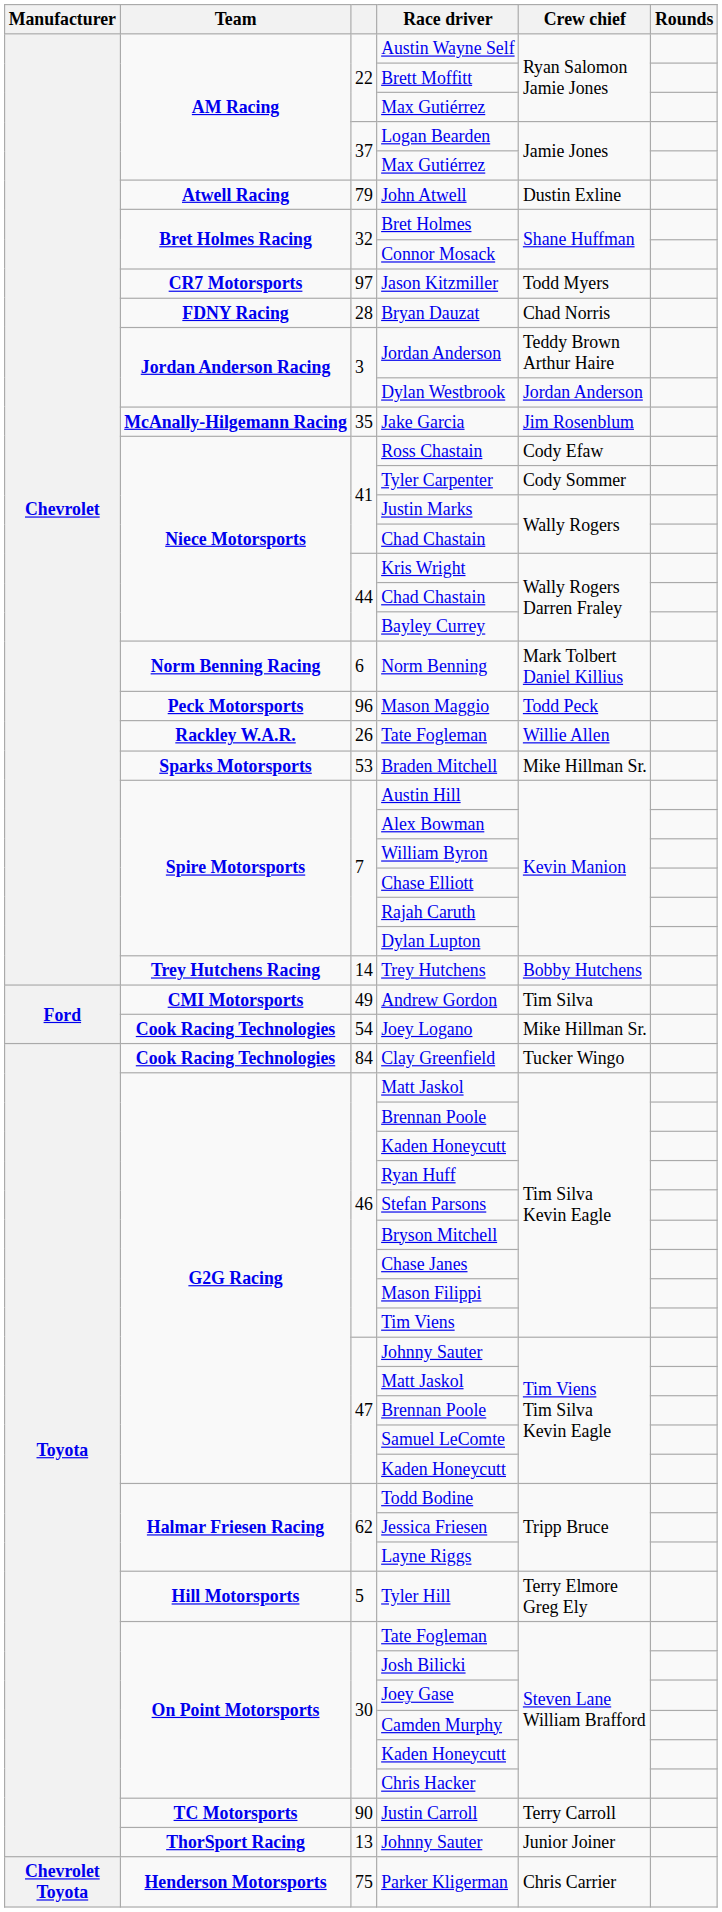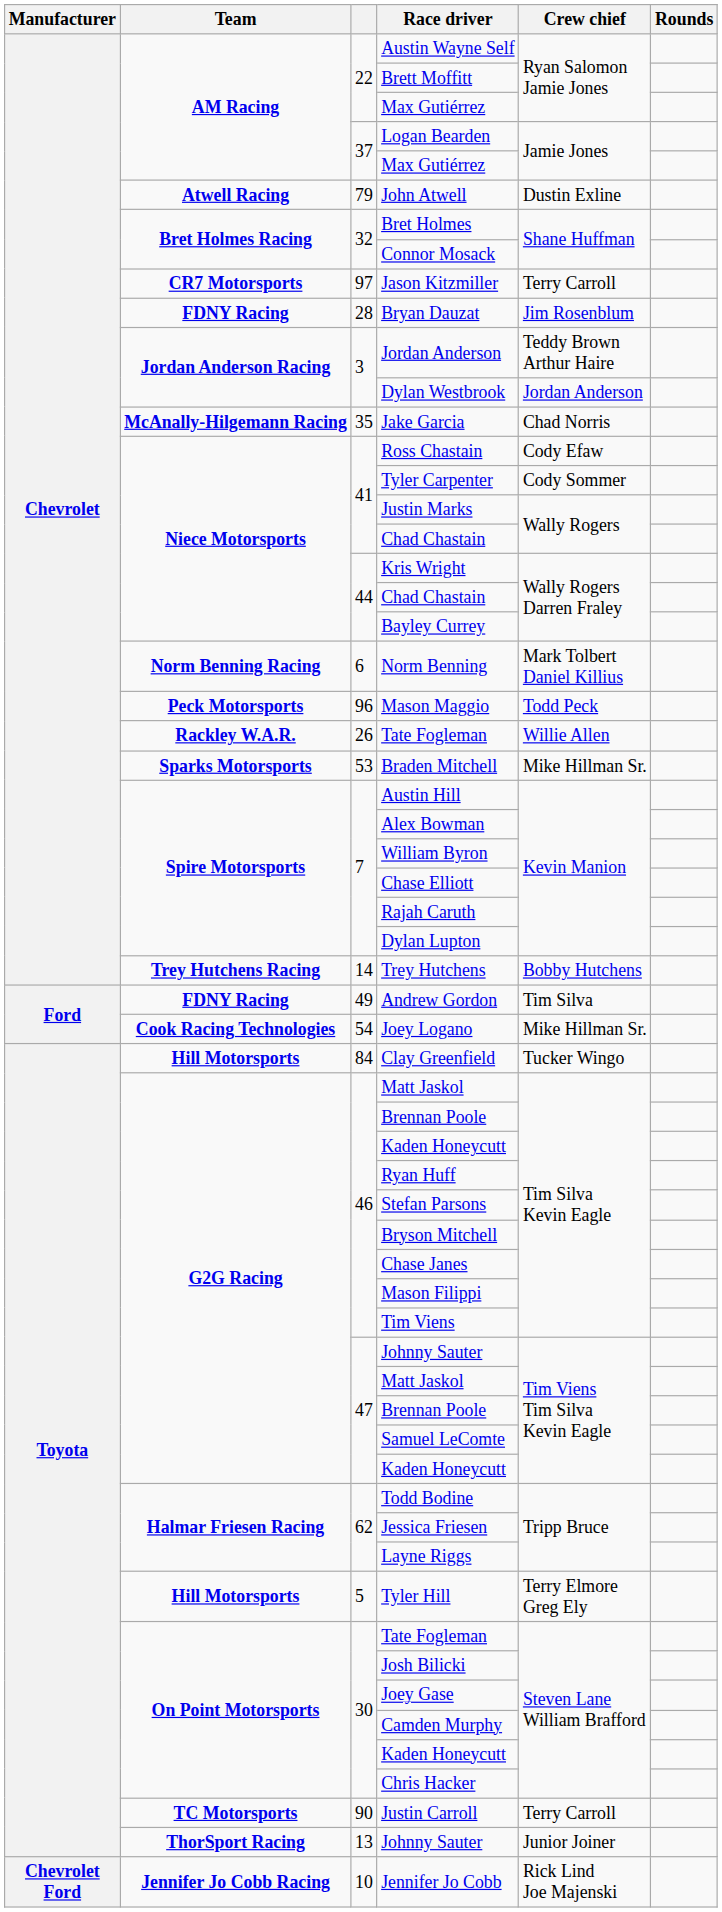(566, 283) Todd Myers -> (569, 283) Terry Carroll
(567, 312) Chad Norris -> (578, 312) Jim Rosenblum
(578, 421) Jim Rosenblum -> (567, 421) Chad Norris
(236, 999) CMI Motorsports -> (236, 999) FDNY Racing
(236, 1058) Cook Racing Technologies -> (236, 1058) Hill Motorsports
- row: (364, 1881)
+ row: (364, 1881)
